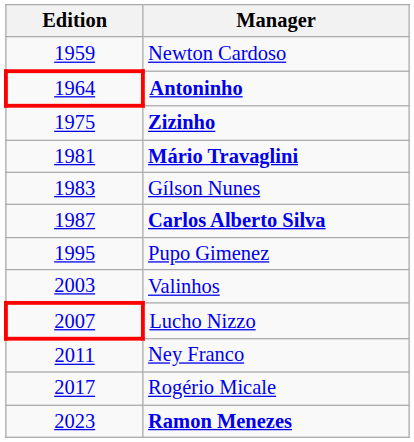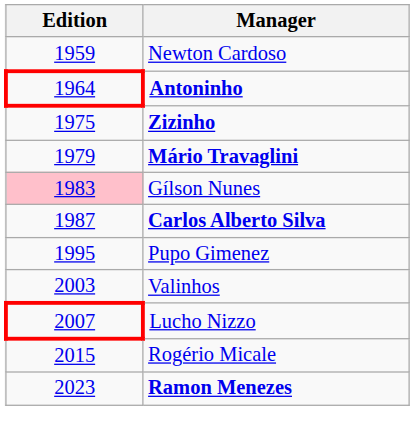(75, 155) 1981 -> (75, 155) 1979
(75, 188) no background -> (75, 188) pink background
- row: (196, 355)
(75, 388) 2017 -> (75, 355) 2015
